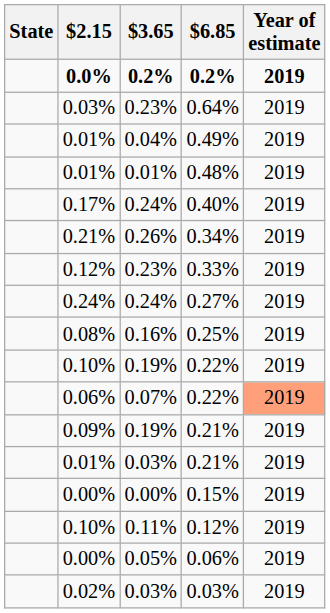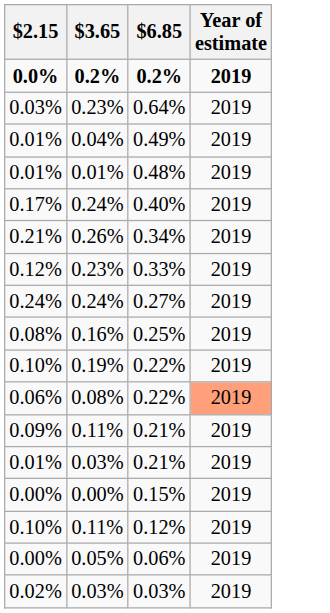- column: (31, 32)
(151, 397) 0.07% -> (97, 397) 0.08%
(151, 430) 0.19% -> (97, 430) 0.11%
